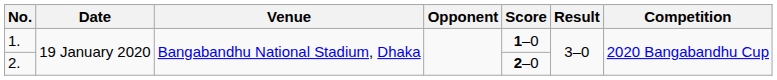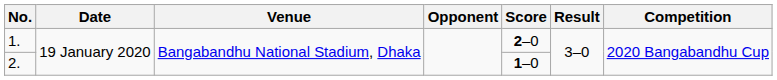(526, 40) 1–0 -> (526, 40) 2–0
(526, 64) 2–0 -> (526, 64) 1–0
